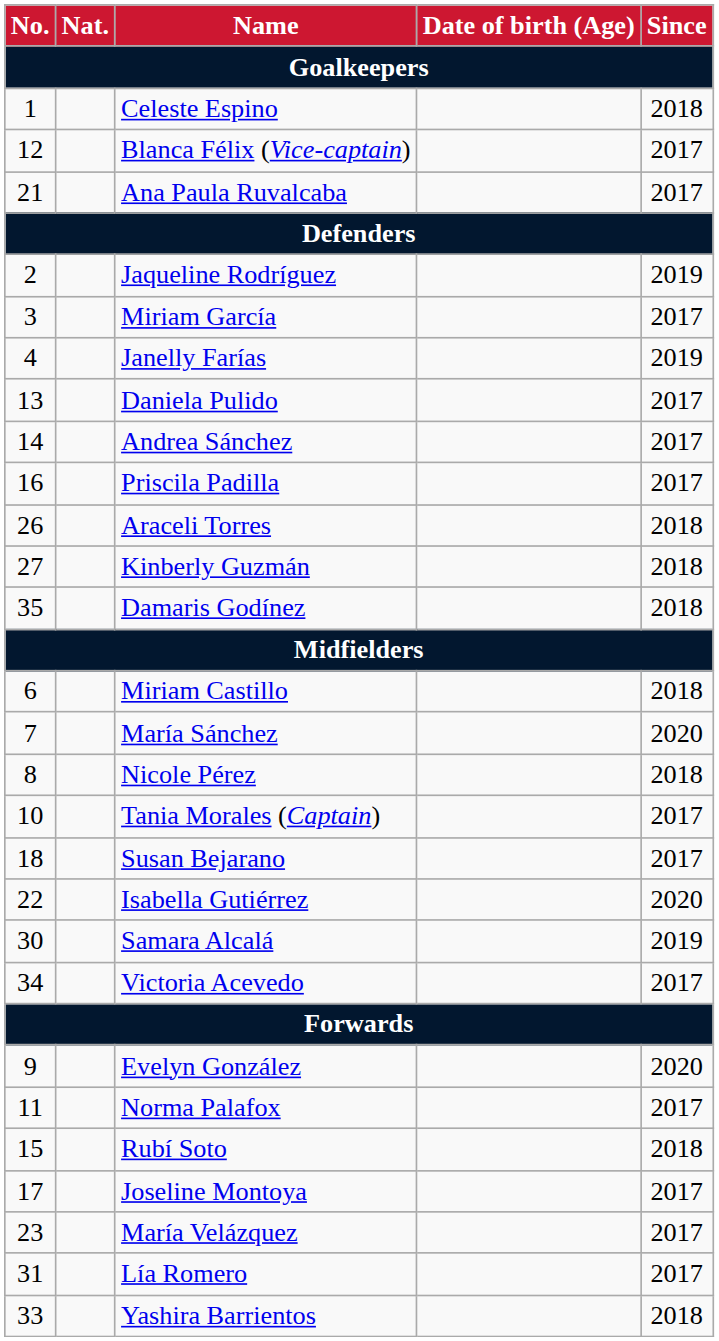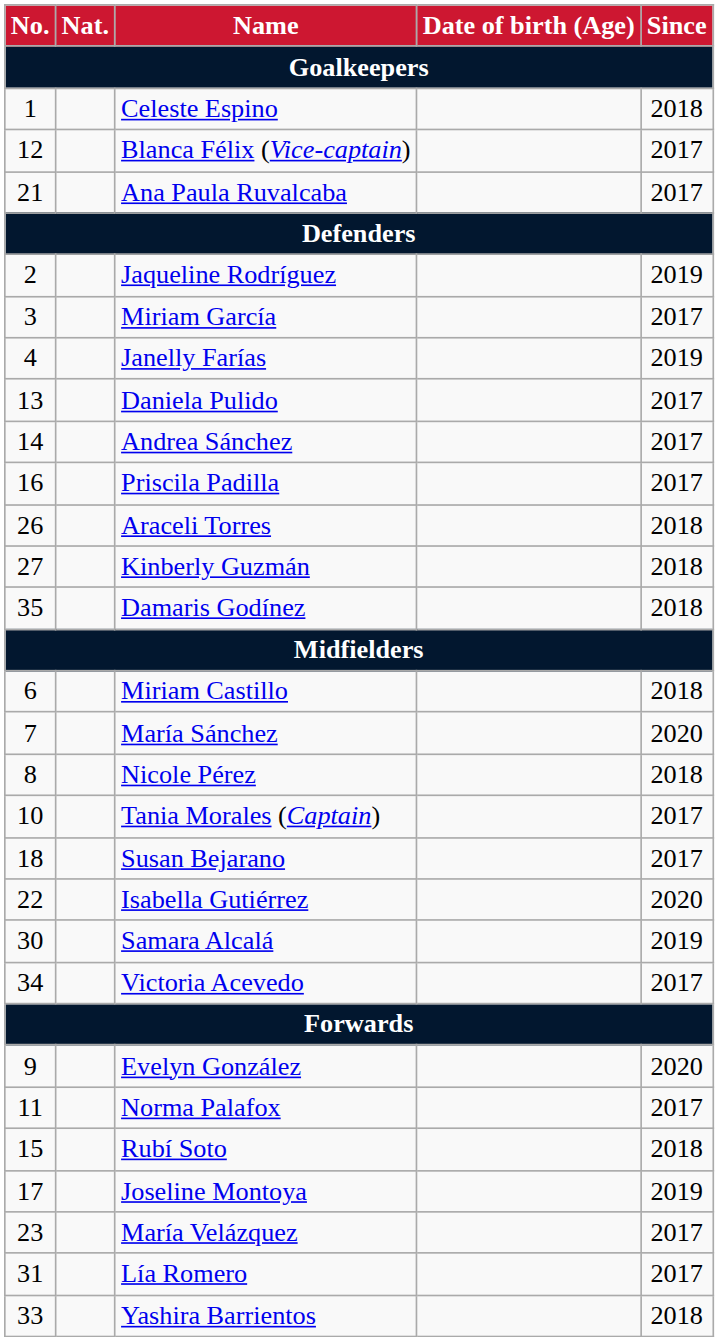(677, 1190) 2017 -> (677, 1190) 2019
